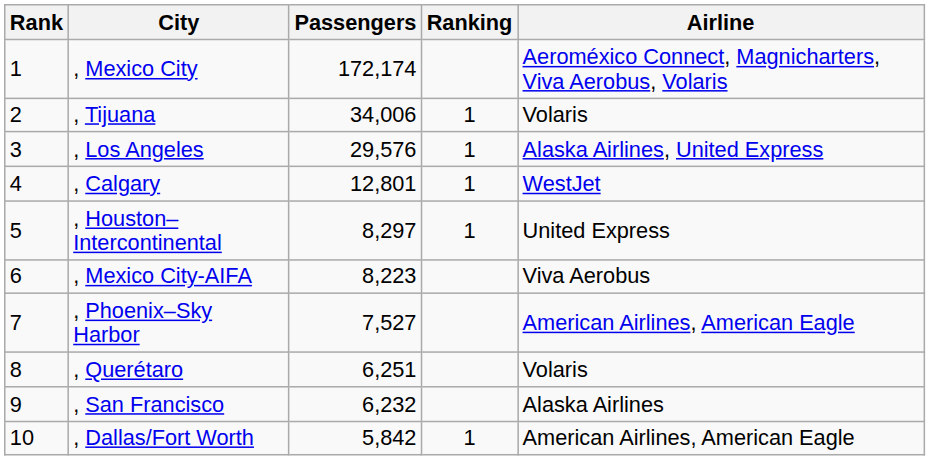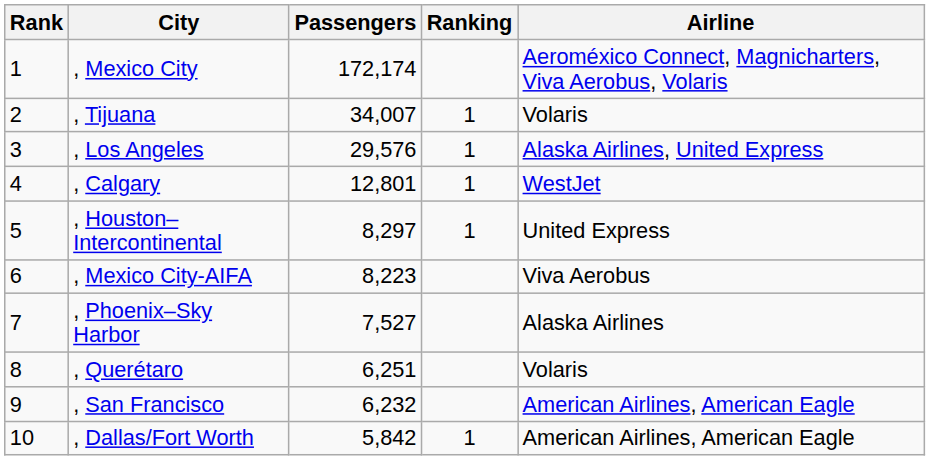(383, 115) 34,006 -> (383, 115) 34,007
(689, 323) American Airlines, American Eagle -> (593, 323) Alaska Airlines
(593, 404) Alaska Airlines -> (689, 404) American Airlines, American Eagle
